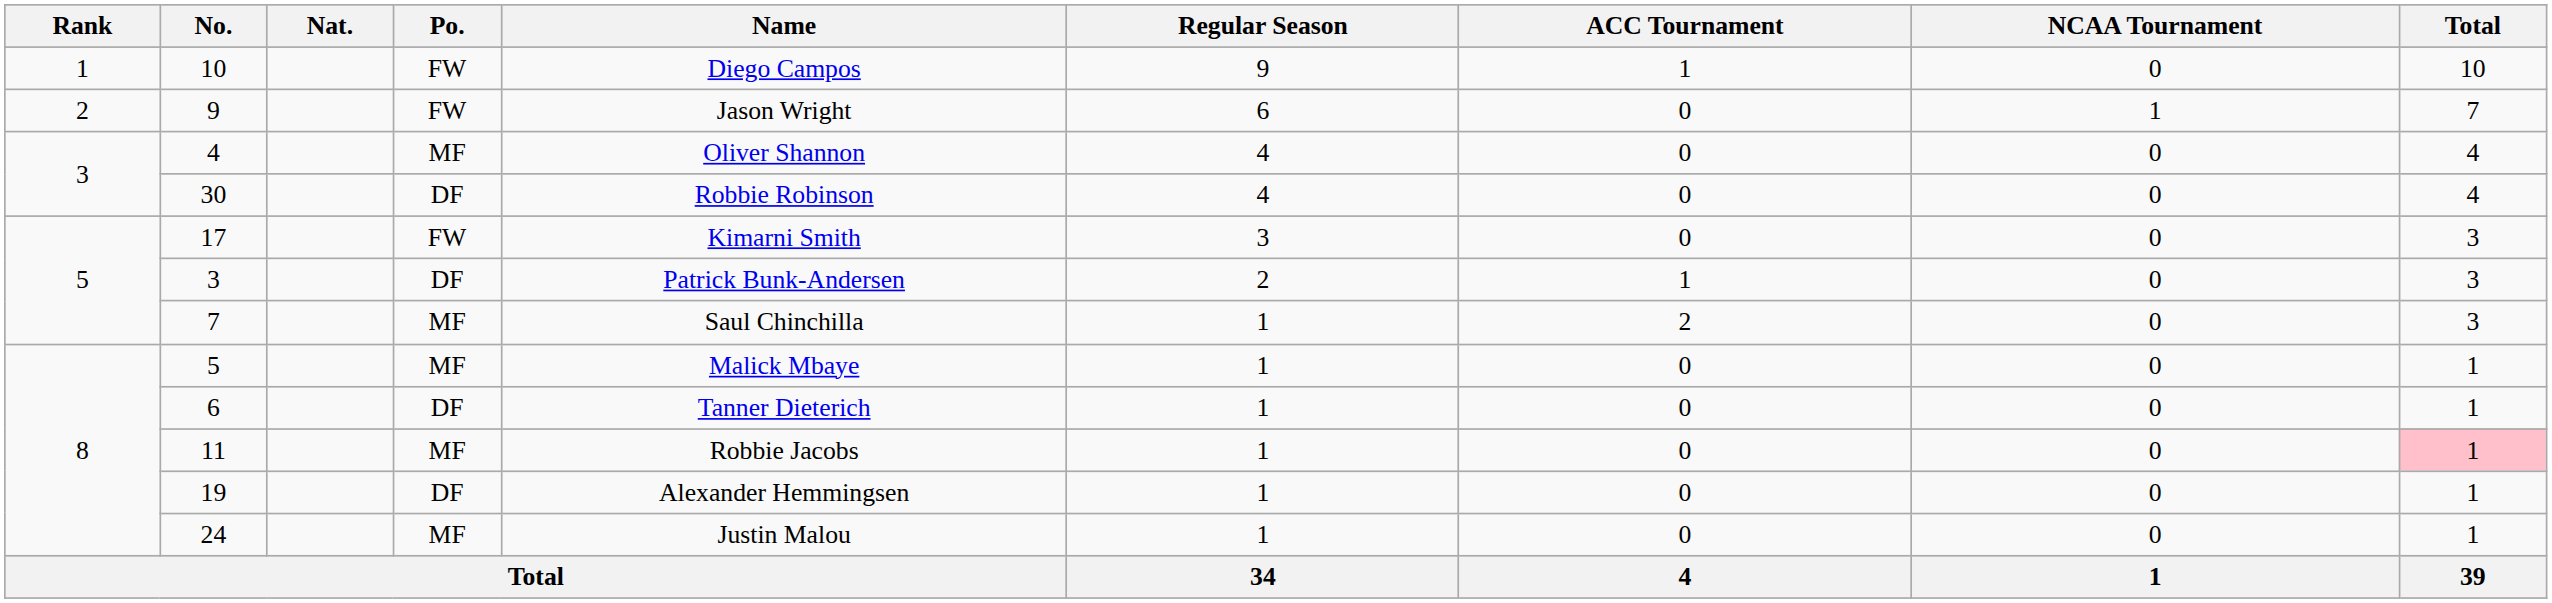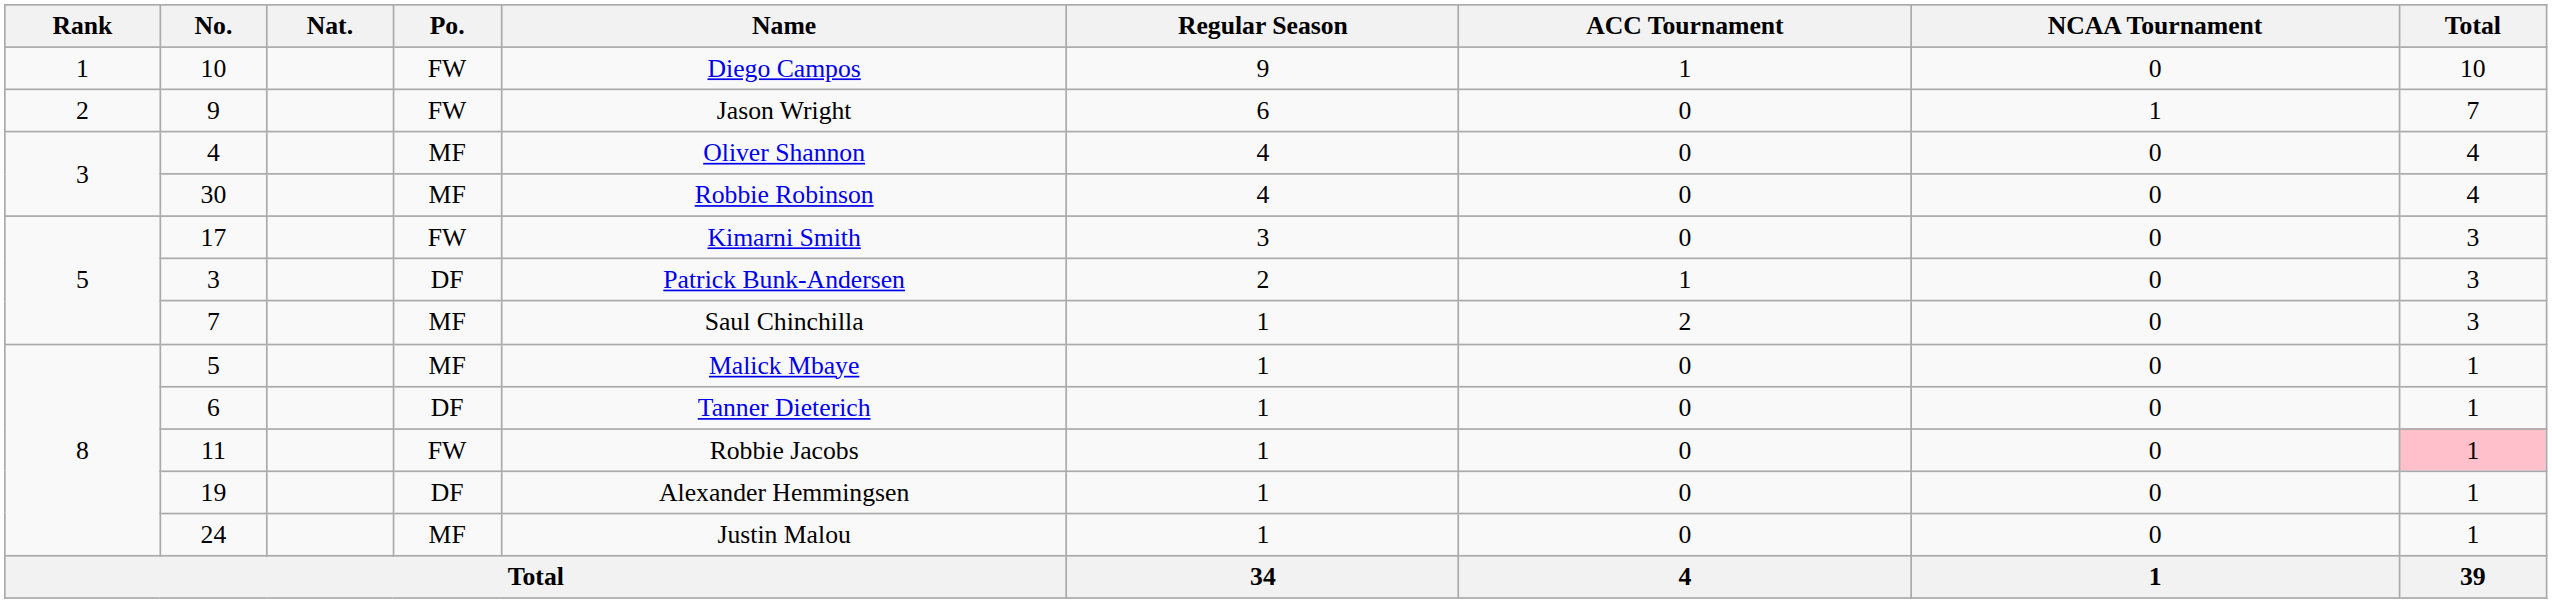(447, 195) DF -> (447, 195) MF
(447, 449) MF -> (447, 449) FW
